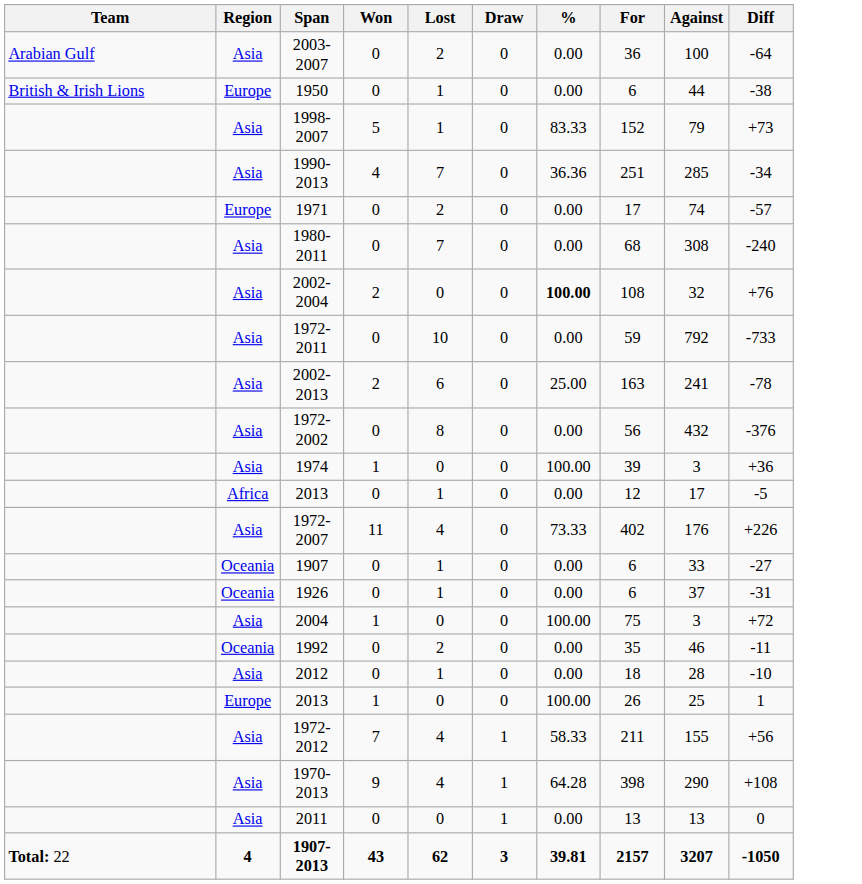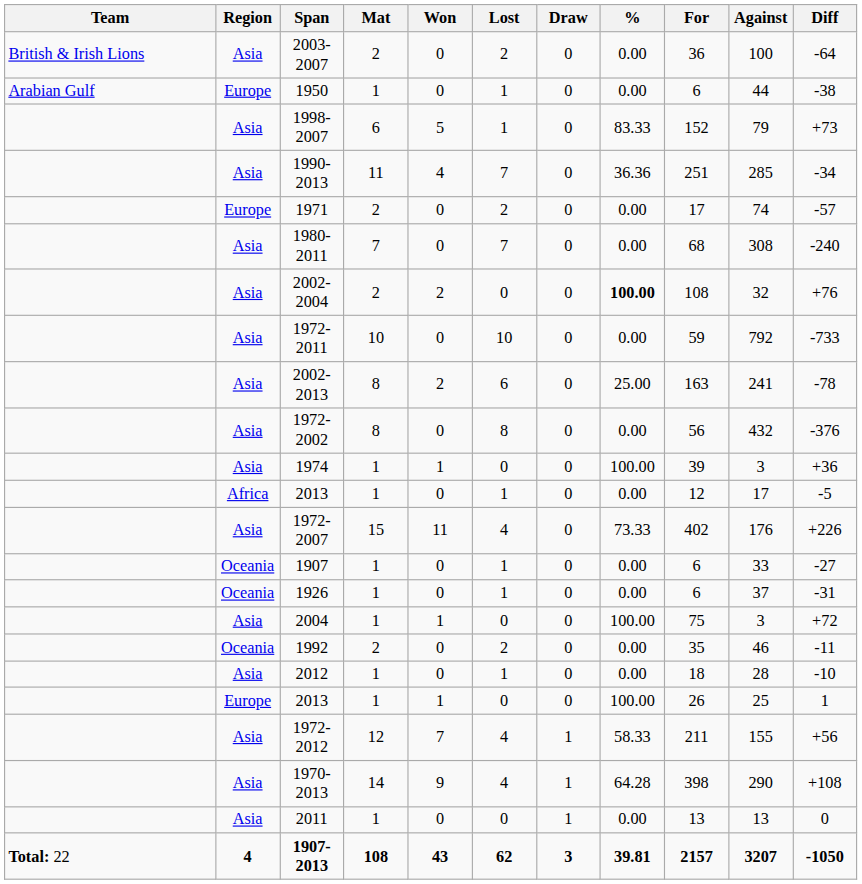+ column: (376, 18)
(52, 54) Arabian Gulf -> (76, 54) British & Irish Lions
(76, 91) British & Irish Lions -> (52, 91) Arabian Gulf
